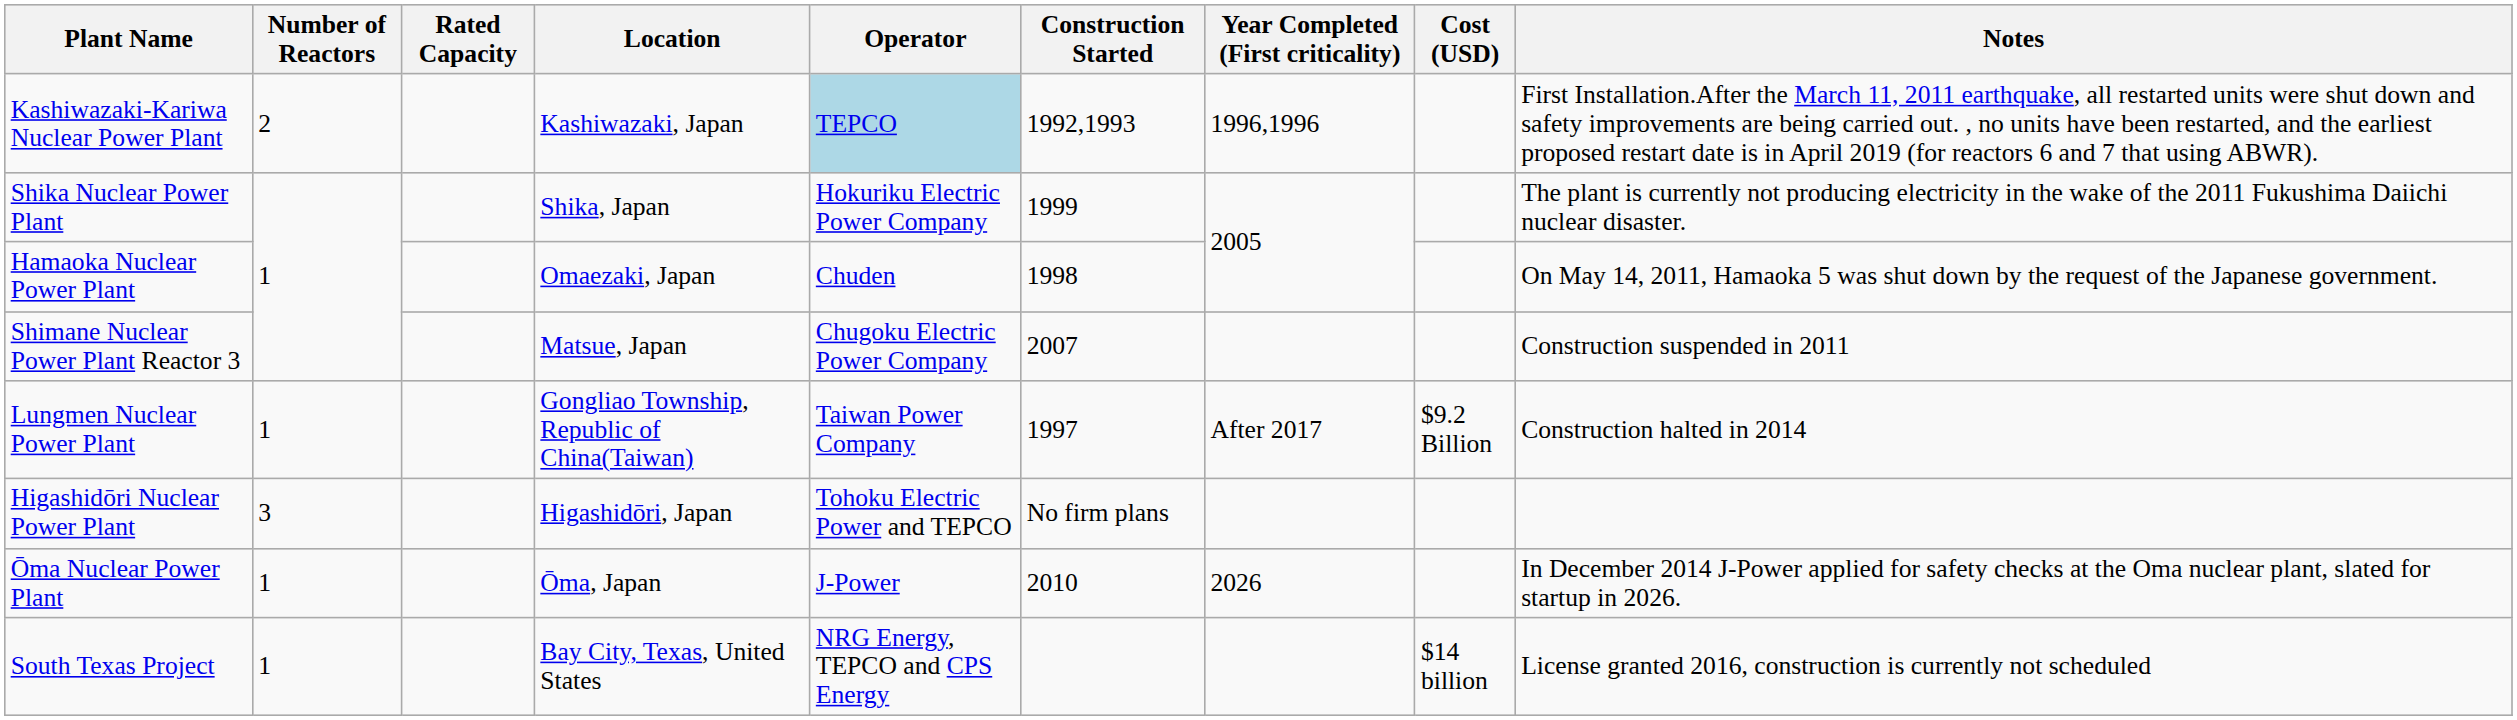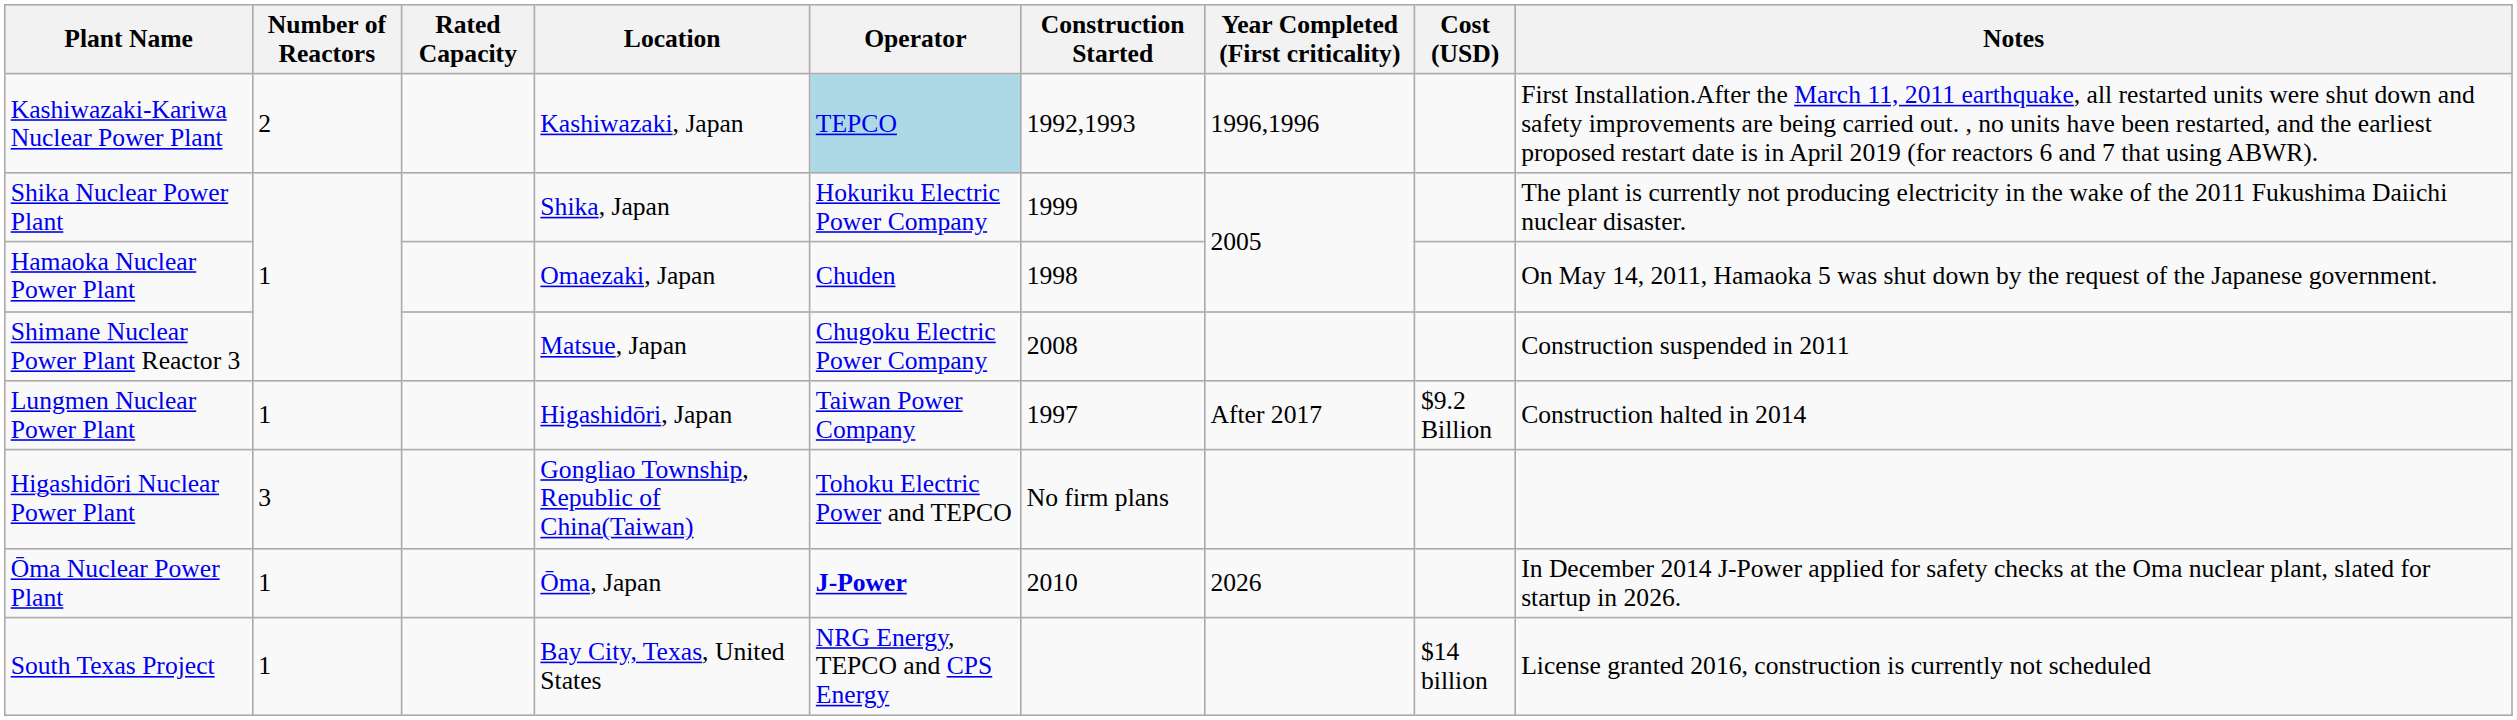(1052, 345) 2007 -> (1052, 345) 2008
(644, 429) Gongliao Township, Republic of China(Taiwan) -> (636, 414) Higashidōri, Japan
(636, 513) Higashidōri, Japan -> (644, 498) Gongliao Township, Republic of China(Taiwan)
(858, 582) normal -> (861, 582) bold
